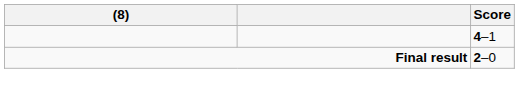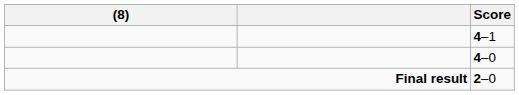+ row: (485, 57)
